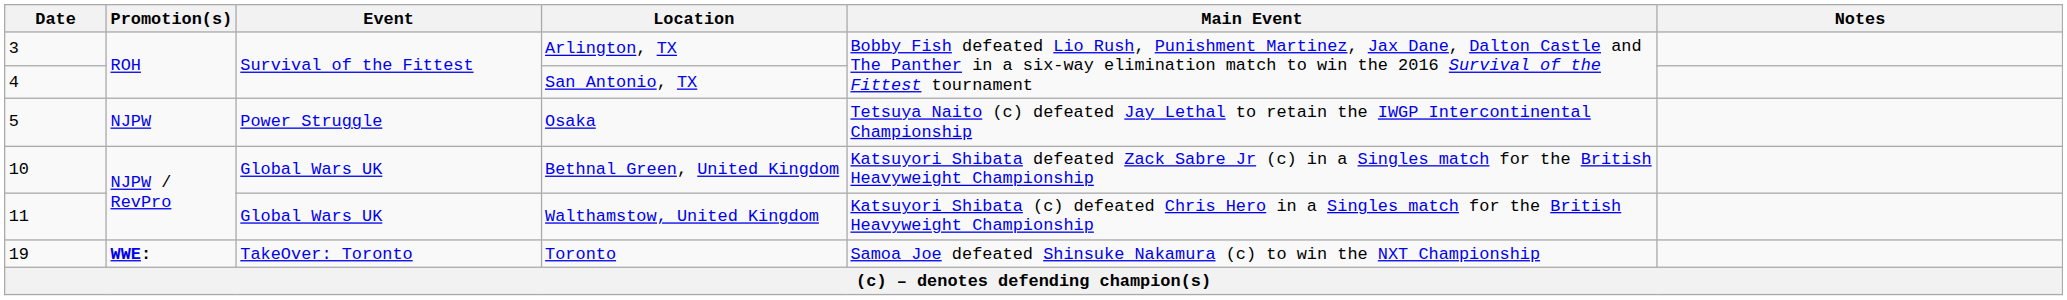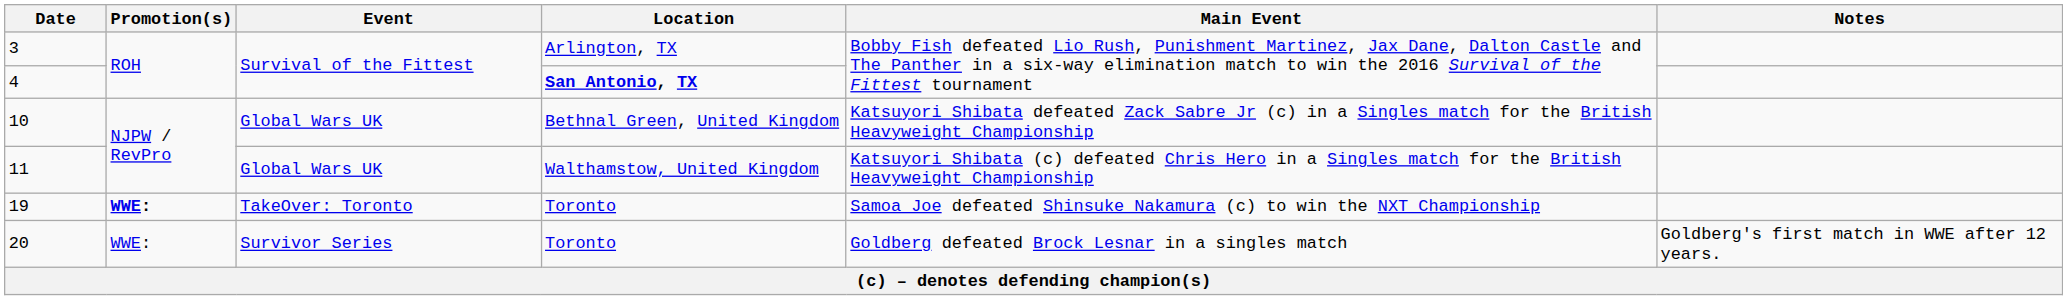(621, 82) normal -> (621, 82) bold
- row: (14, 122)
+ row: (19, 244)
